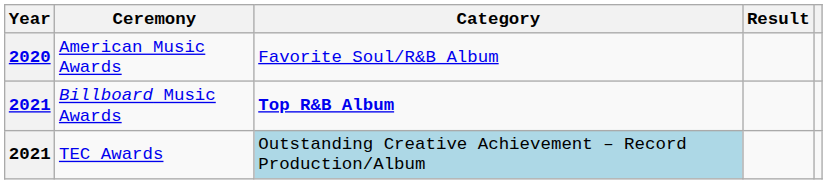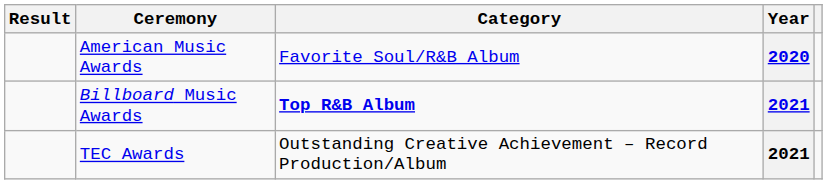columns swapped: (30, 19) <-> (778, 19)
(473, 154) lightblue background -> (493, 154) no background
